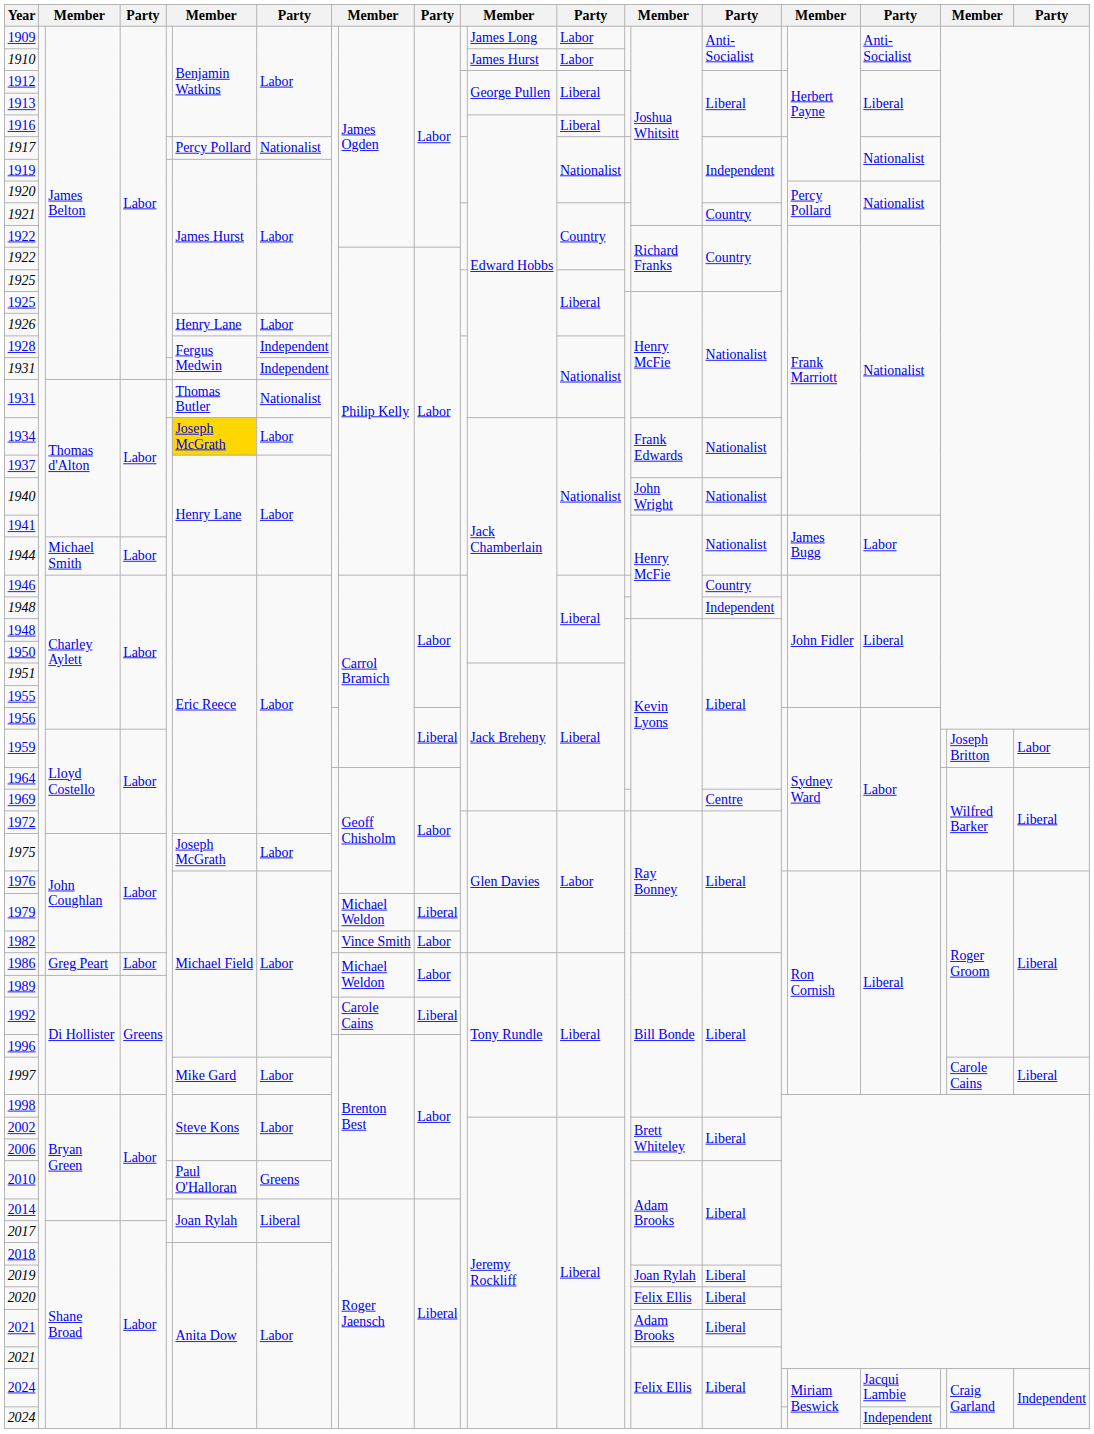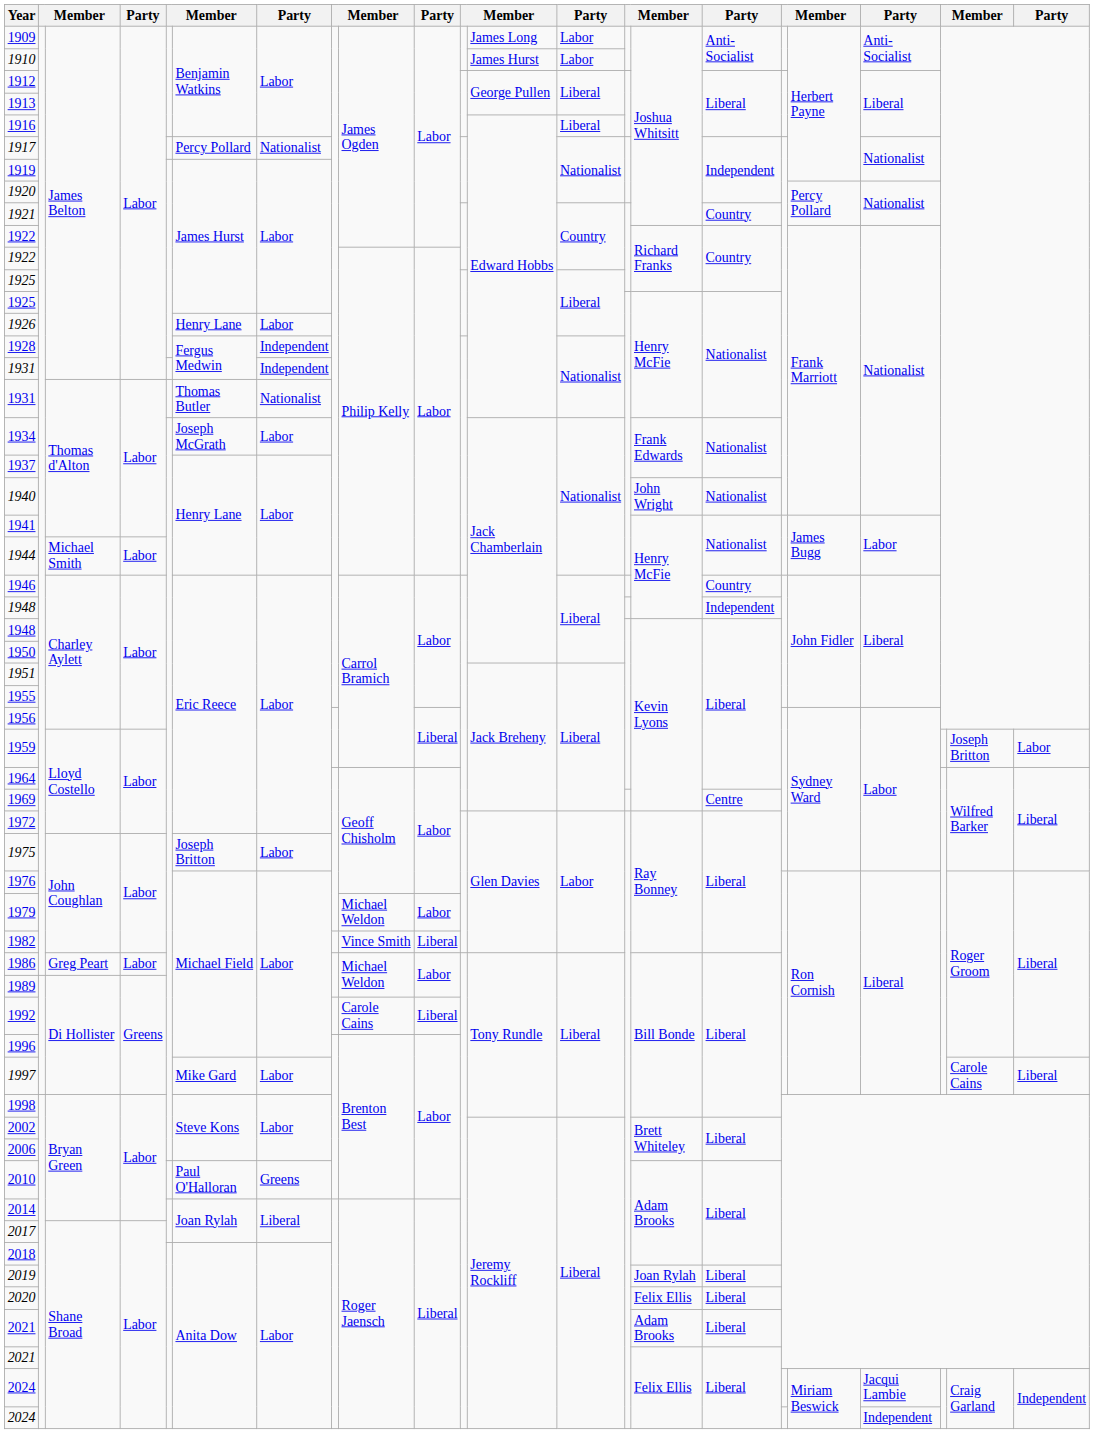(201, 436) gold background -> (201, 436) no background
(201, 852) Joseph McGrath -> (195, 852) Joseph Britton
(437, 912) Liberal -> (434, 912) Labor
(434, 941) Labor -> (437, 941) Liberal
